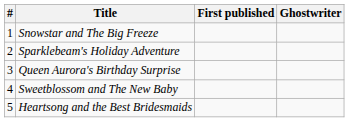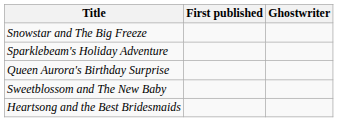- column: (10, 13)
